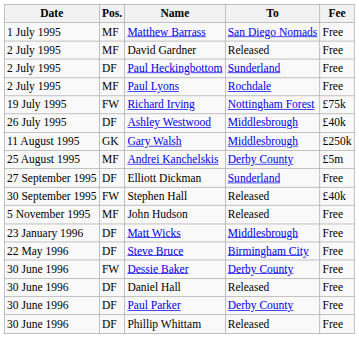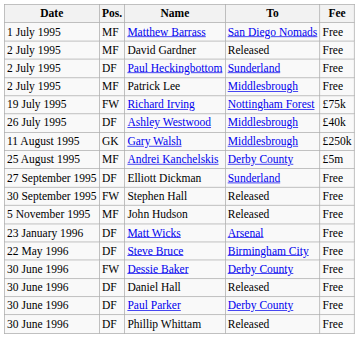+ row: (154, 86)
- row: (153, 86)
(334, 196) £40k -> (333, 196) Free
(263, 232) Middlesbrough -> (246, 232) Arsenal
